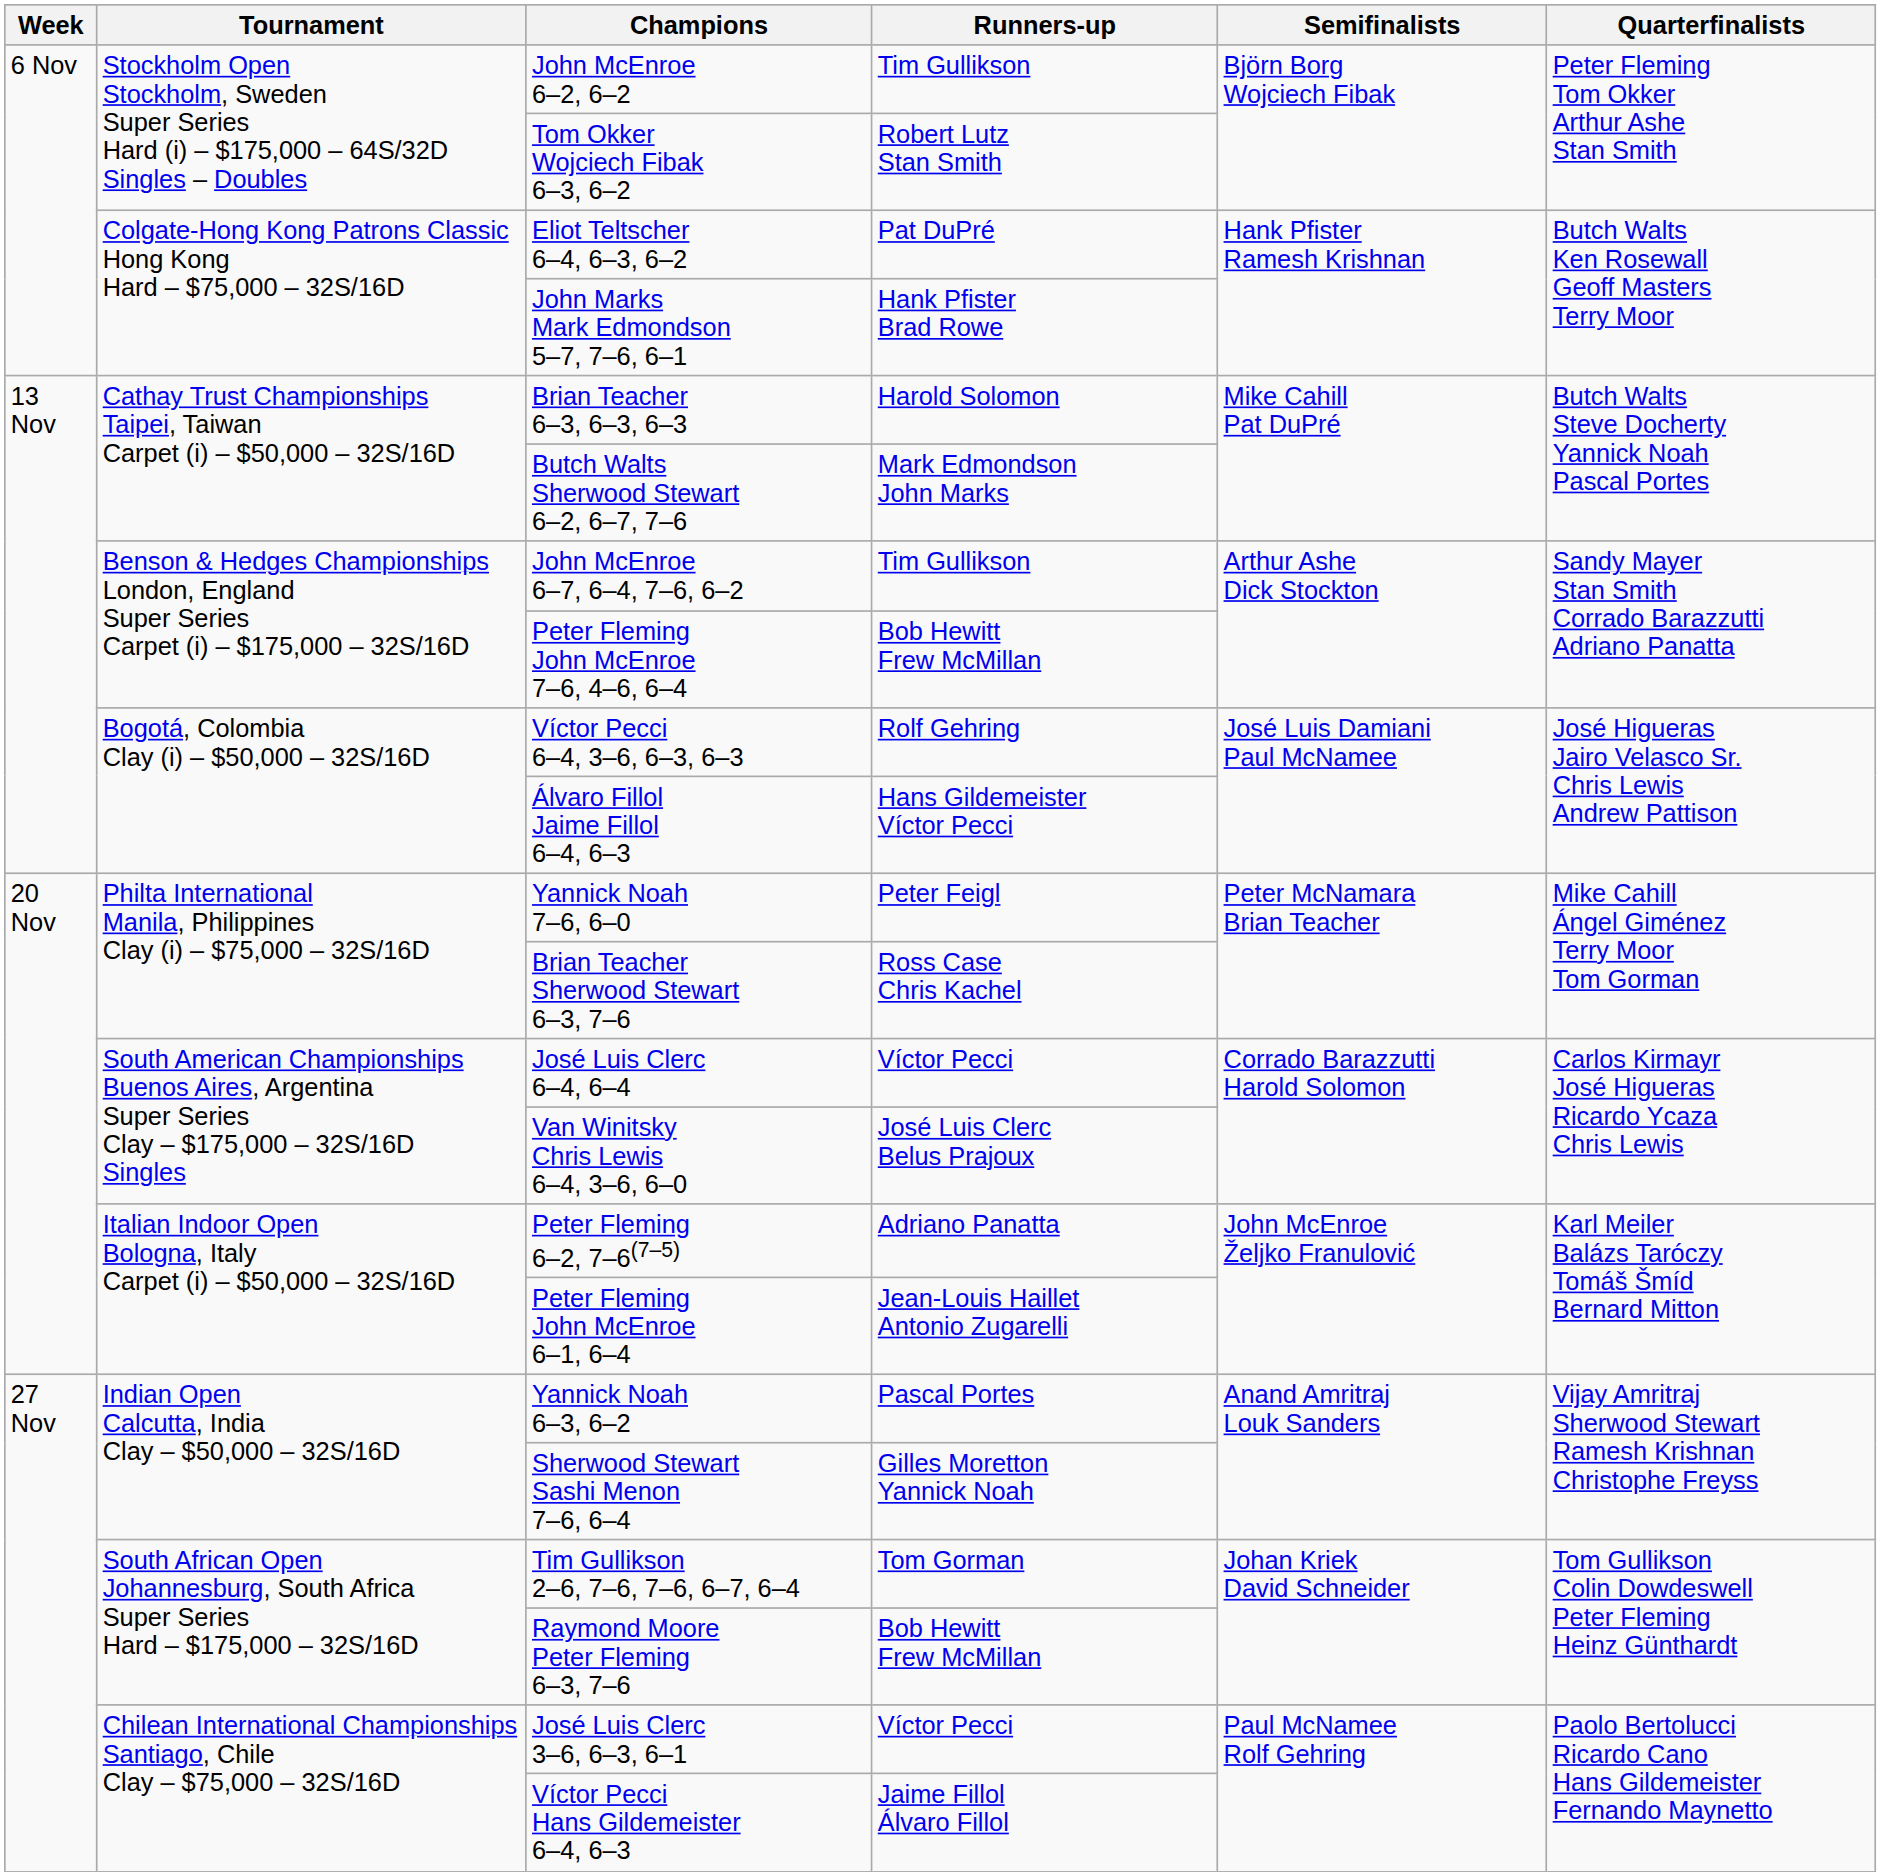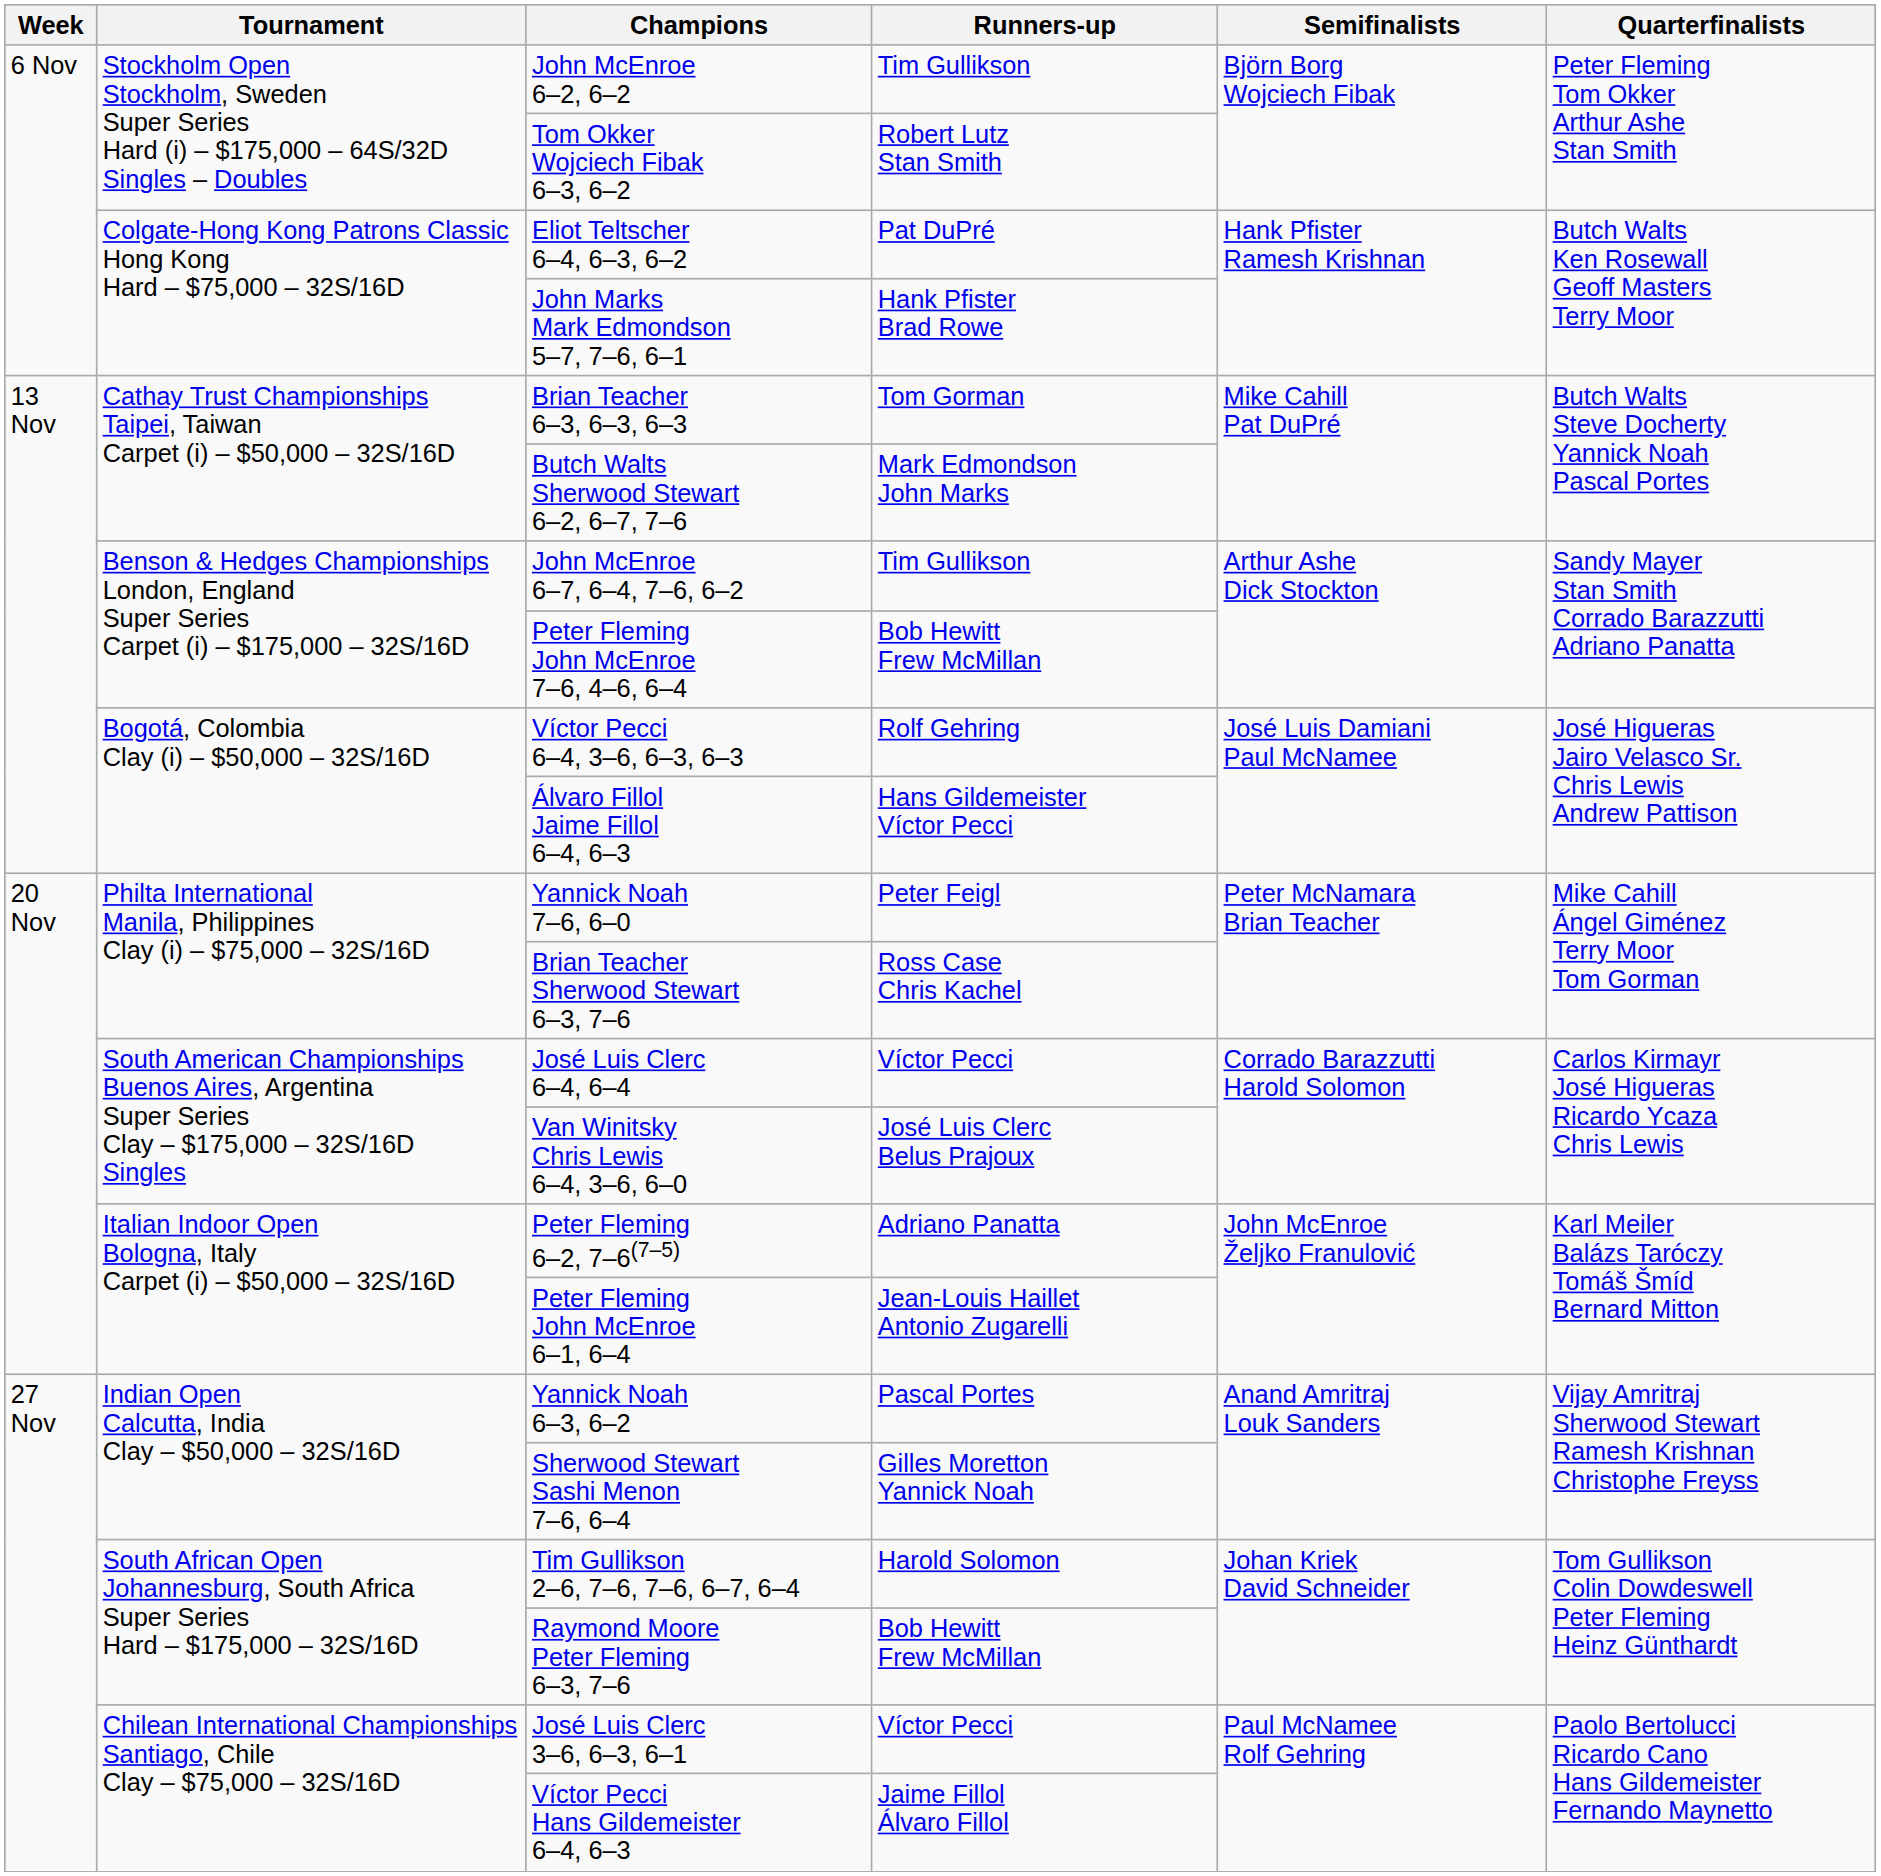(969, 396) Harold Solomon -> (951, 396) Tom Gorman
(951, 1560) Tom Gorman -> (969, 1560) Harold Solomon
